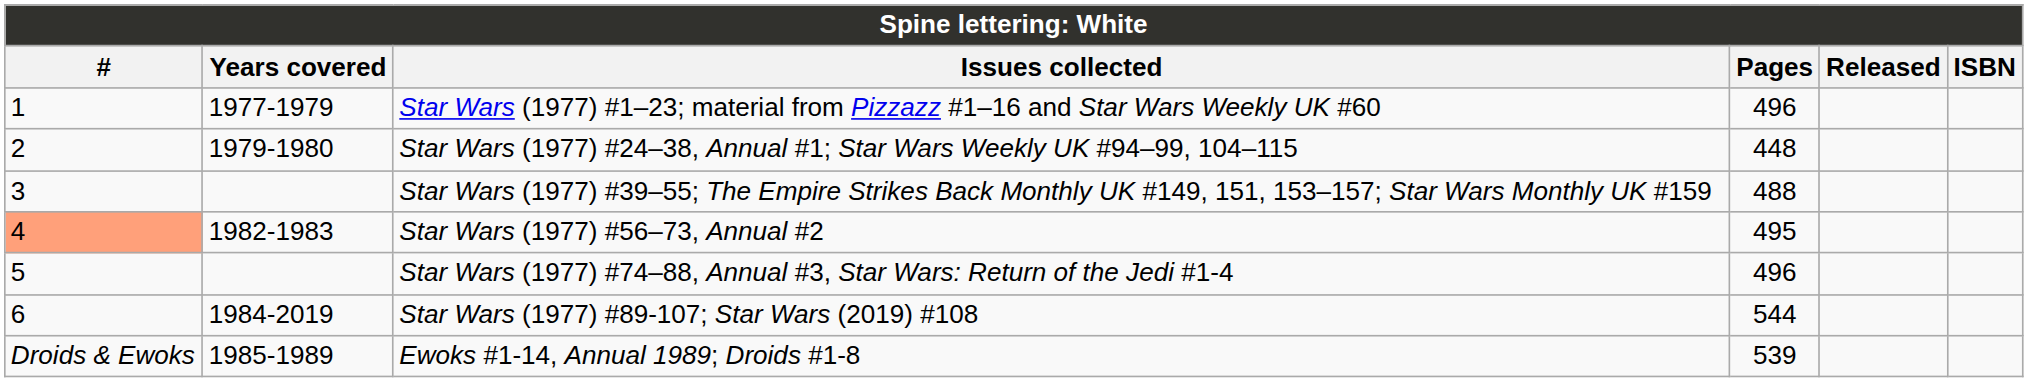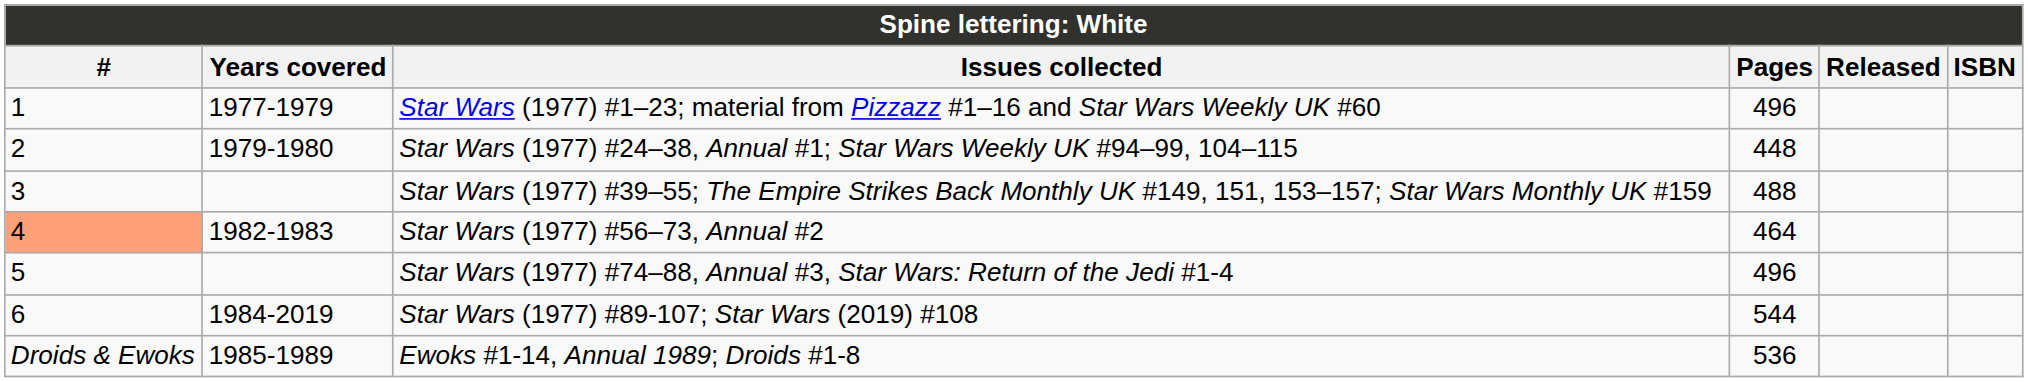(1775, 231) 495 -> (1775, 231) 464
(1775, 356) 539 -> (1775, 356) 536
